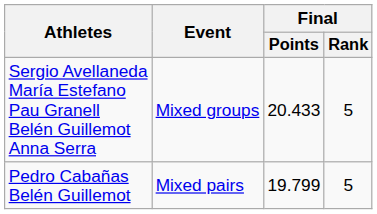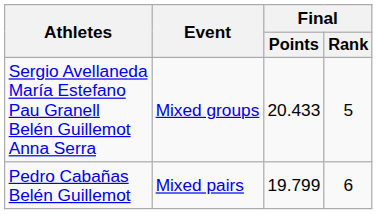(348, 185) 5 -> (348, 185) 6
